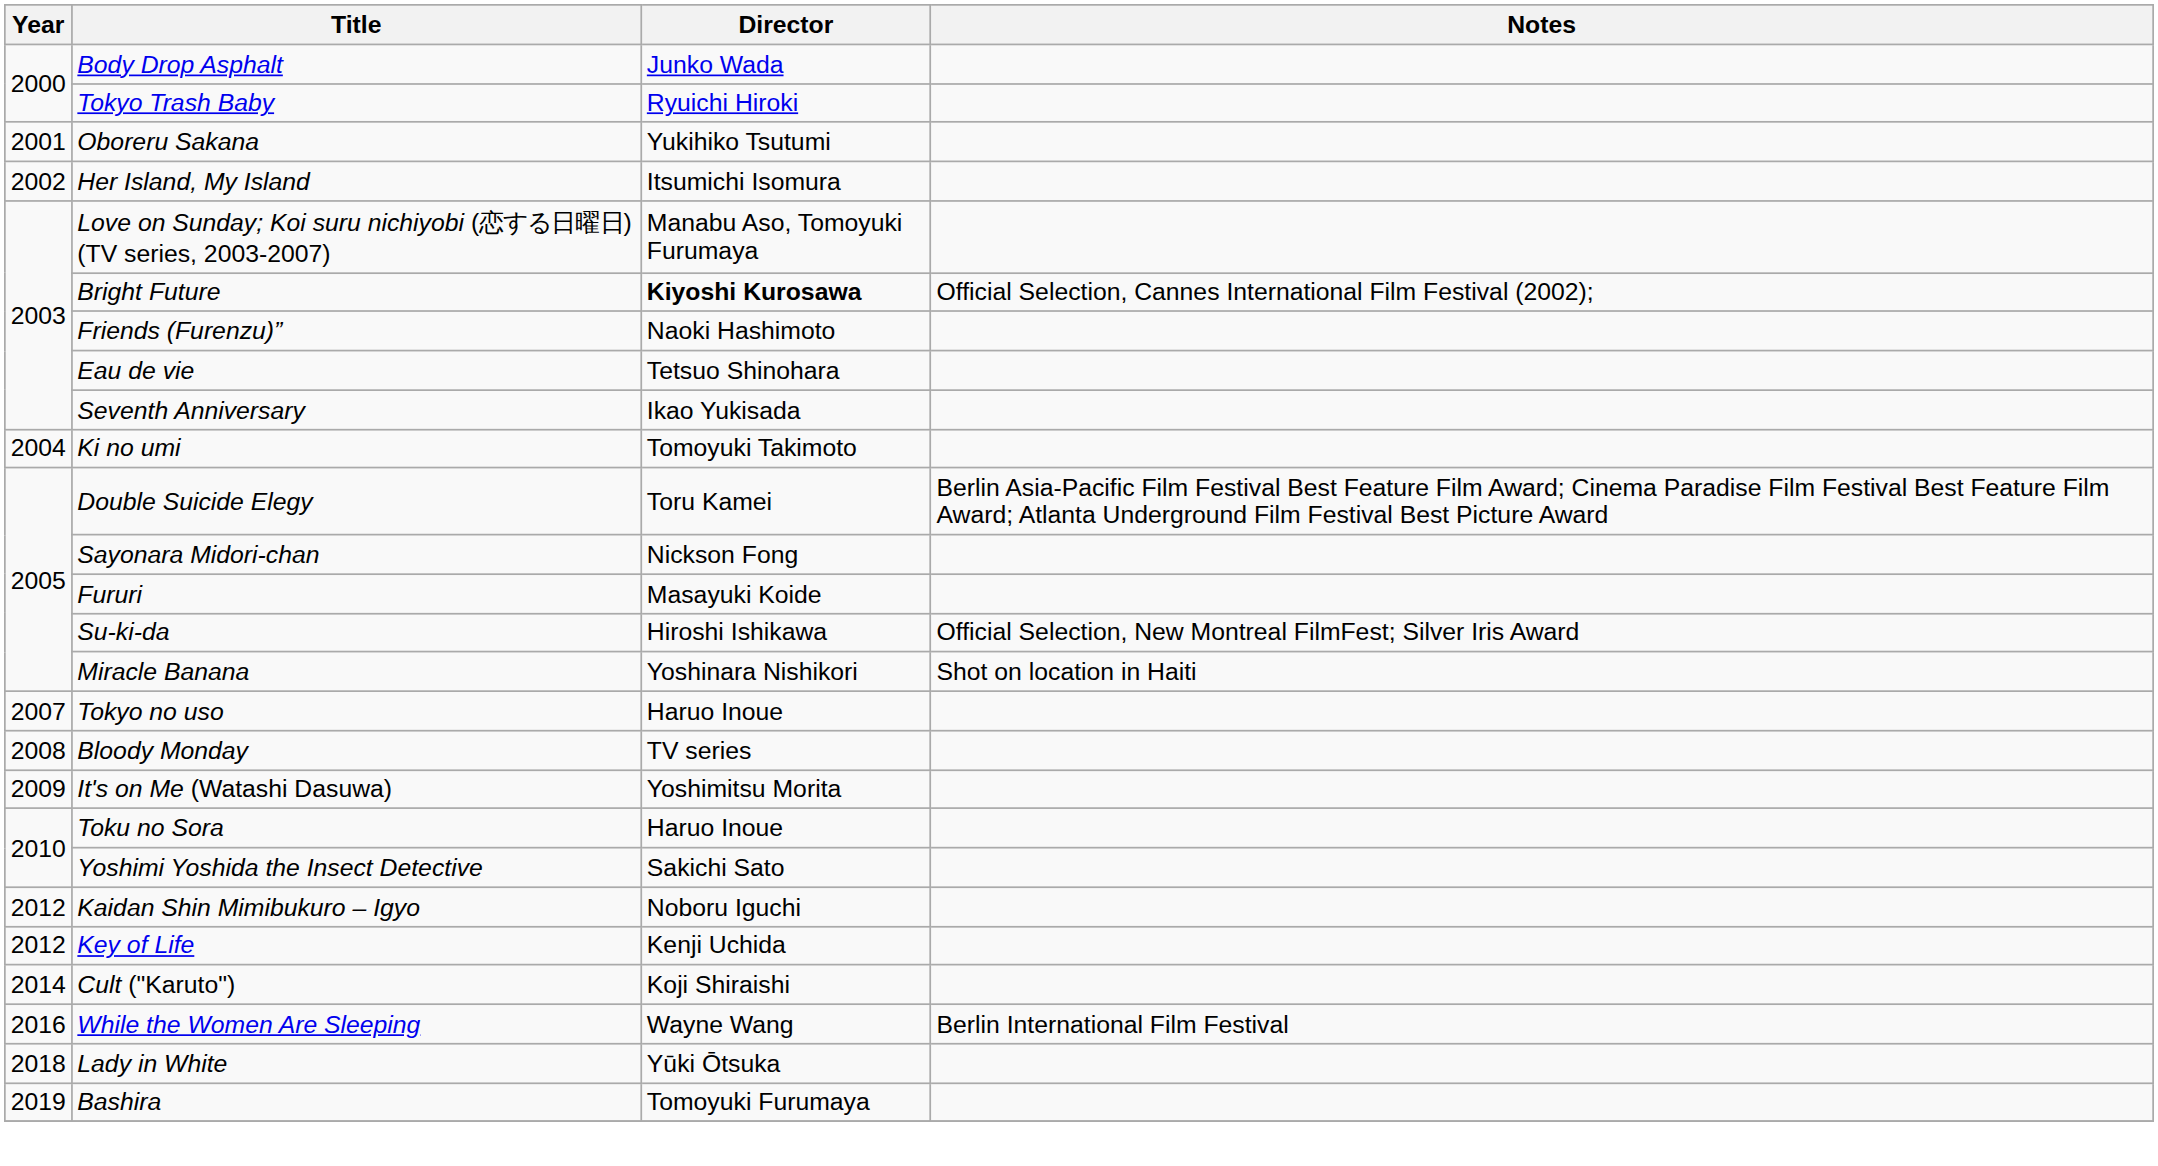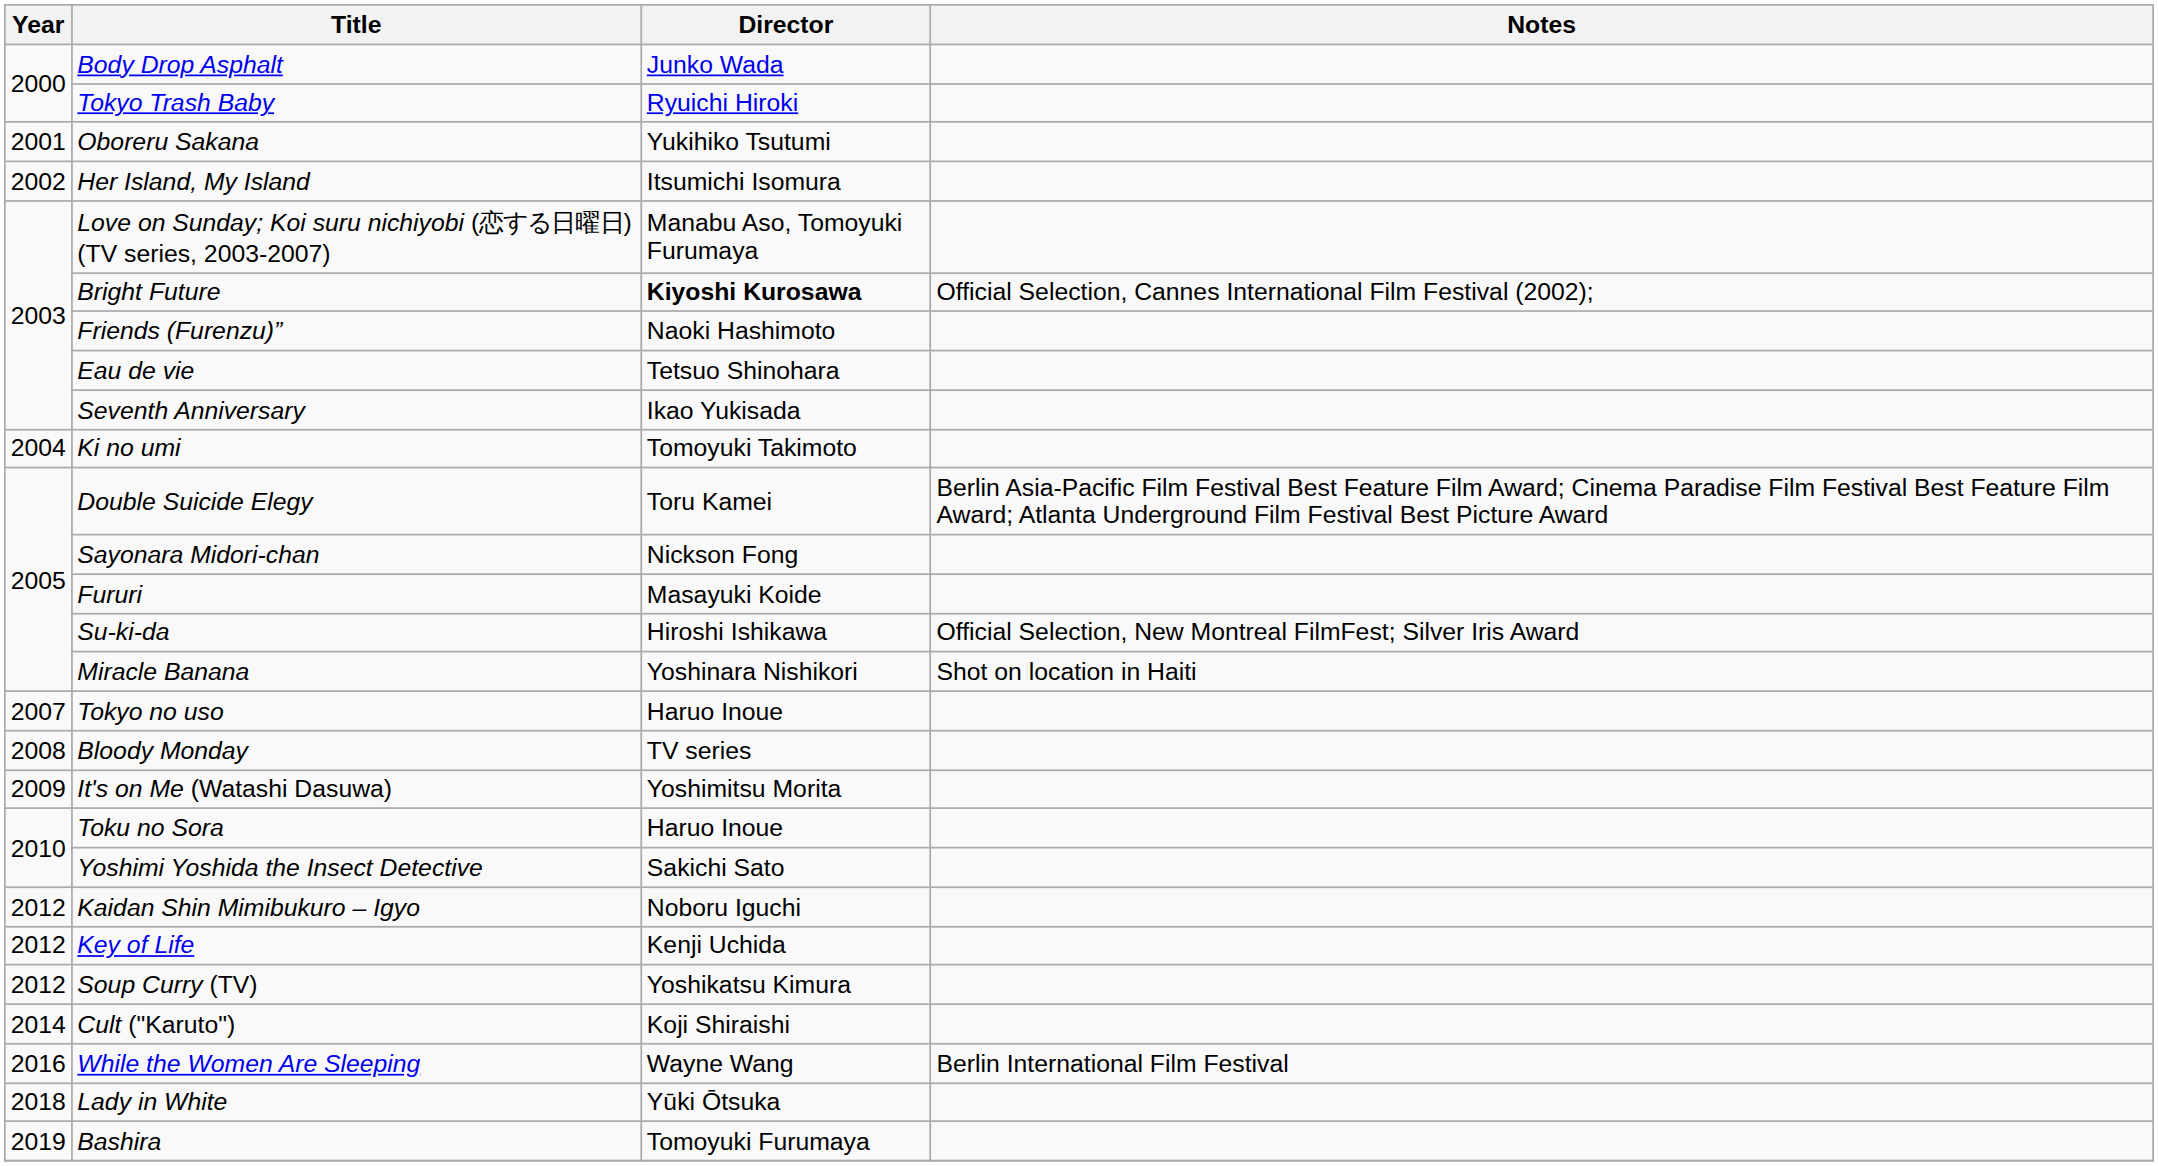+ row: (167, 985)
